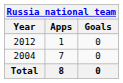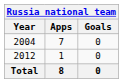rows swapped: (24, 56) <-> (24, 41)
